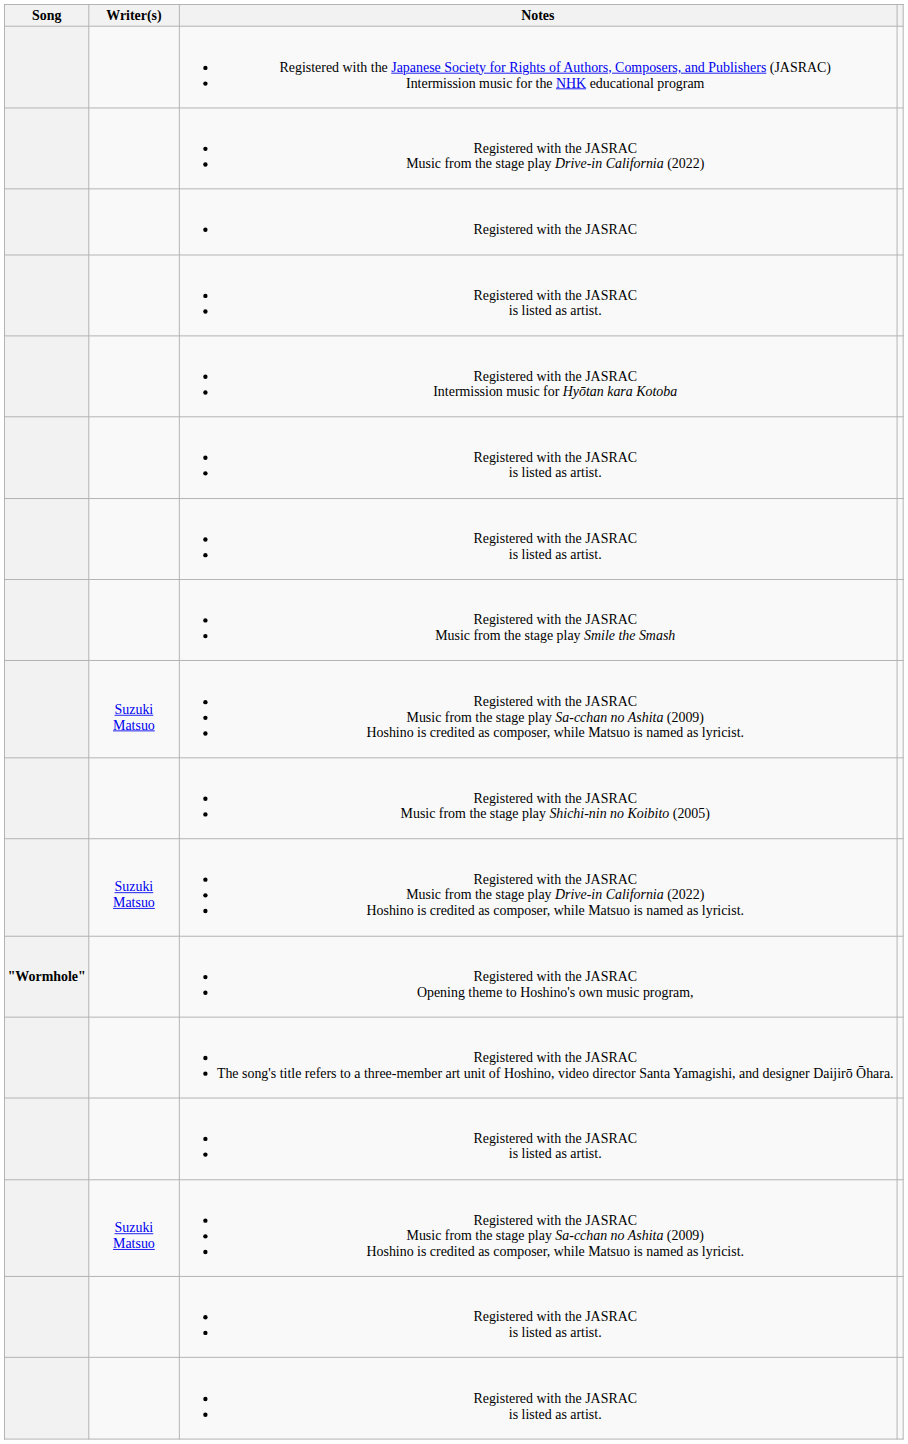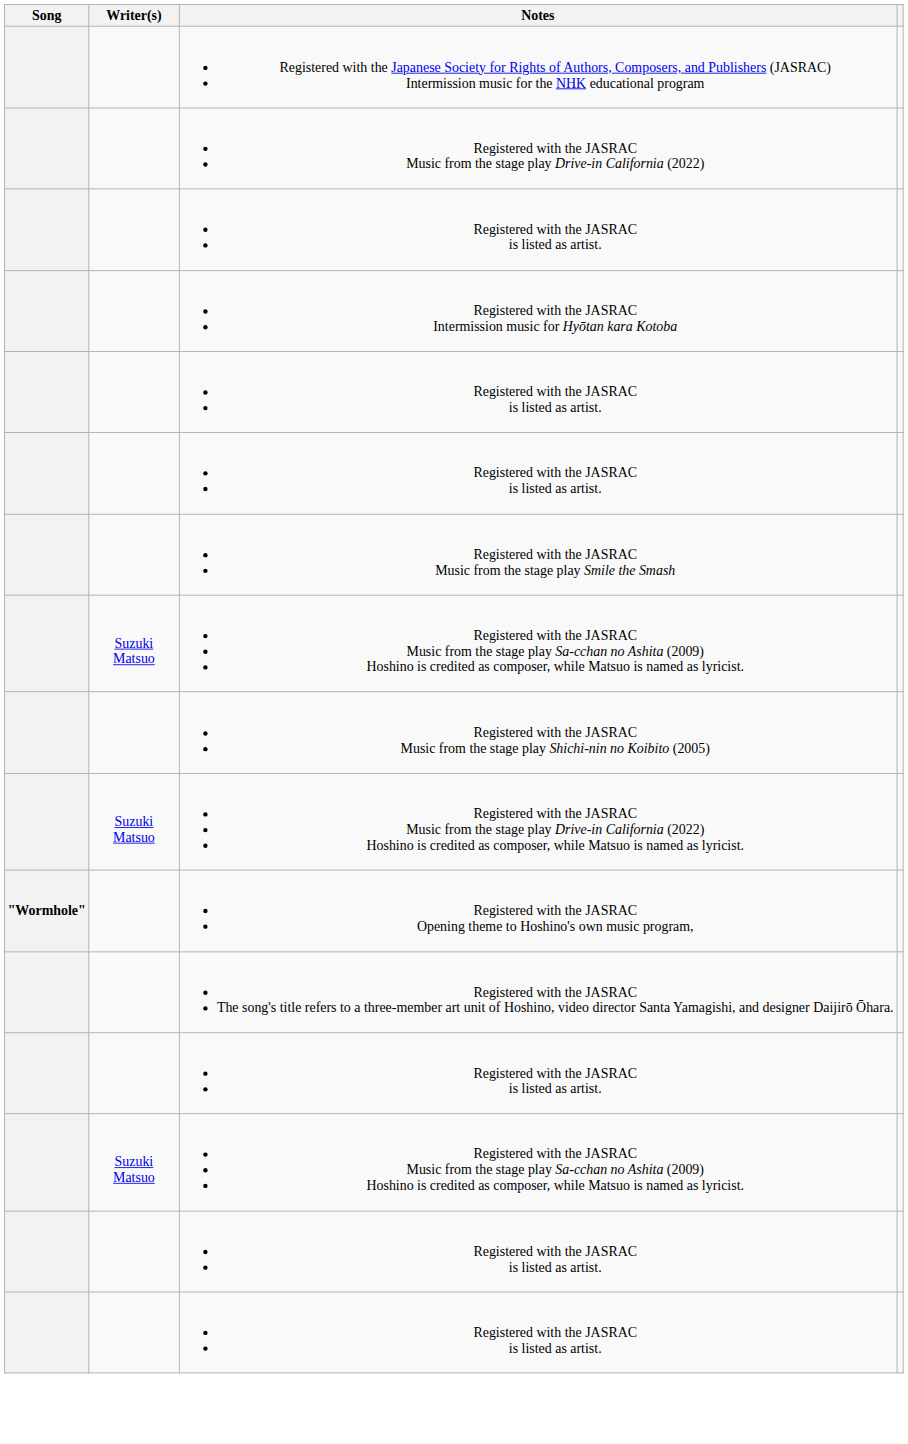- row: (47, 222)
